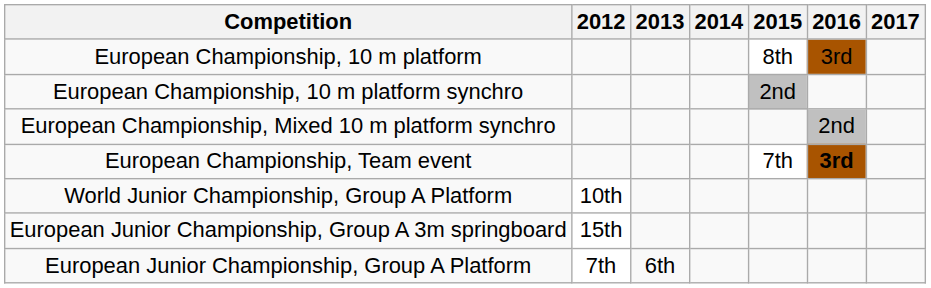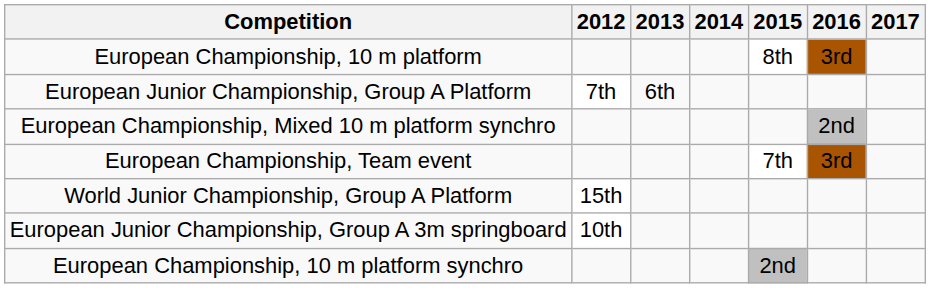rows swapped: (288, 91) <-> (288, 265)
(837, 160) bold -> (837, 160) normal
(601, 195) 10th -> (601, 195) 15th
(601, 230) 15th -> (601, 230) 10th
